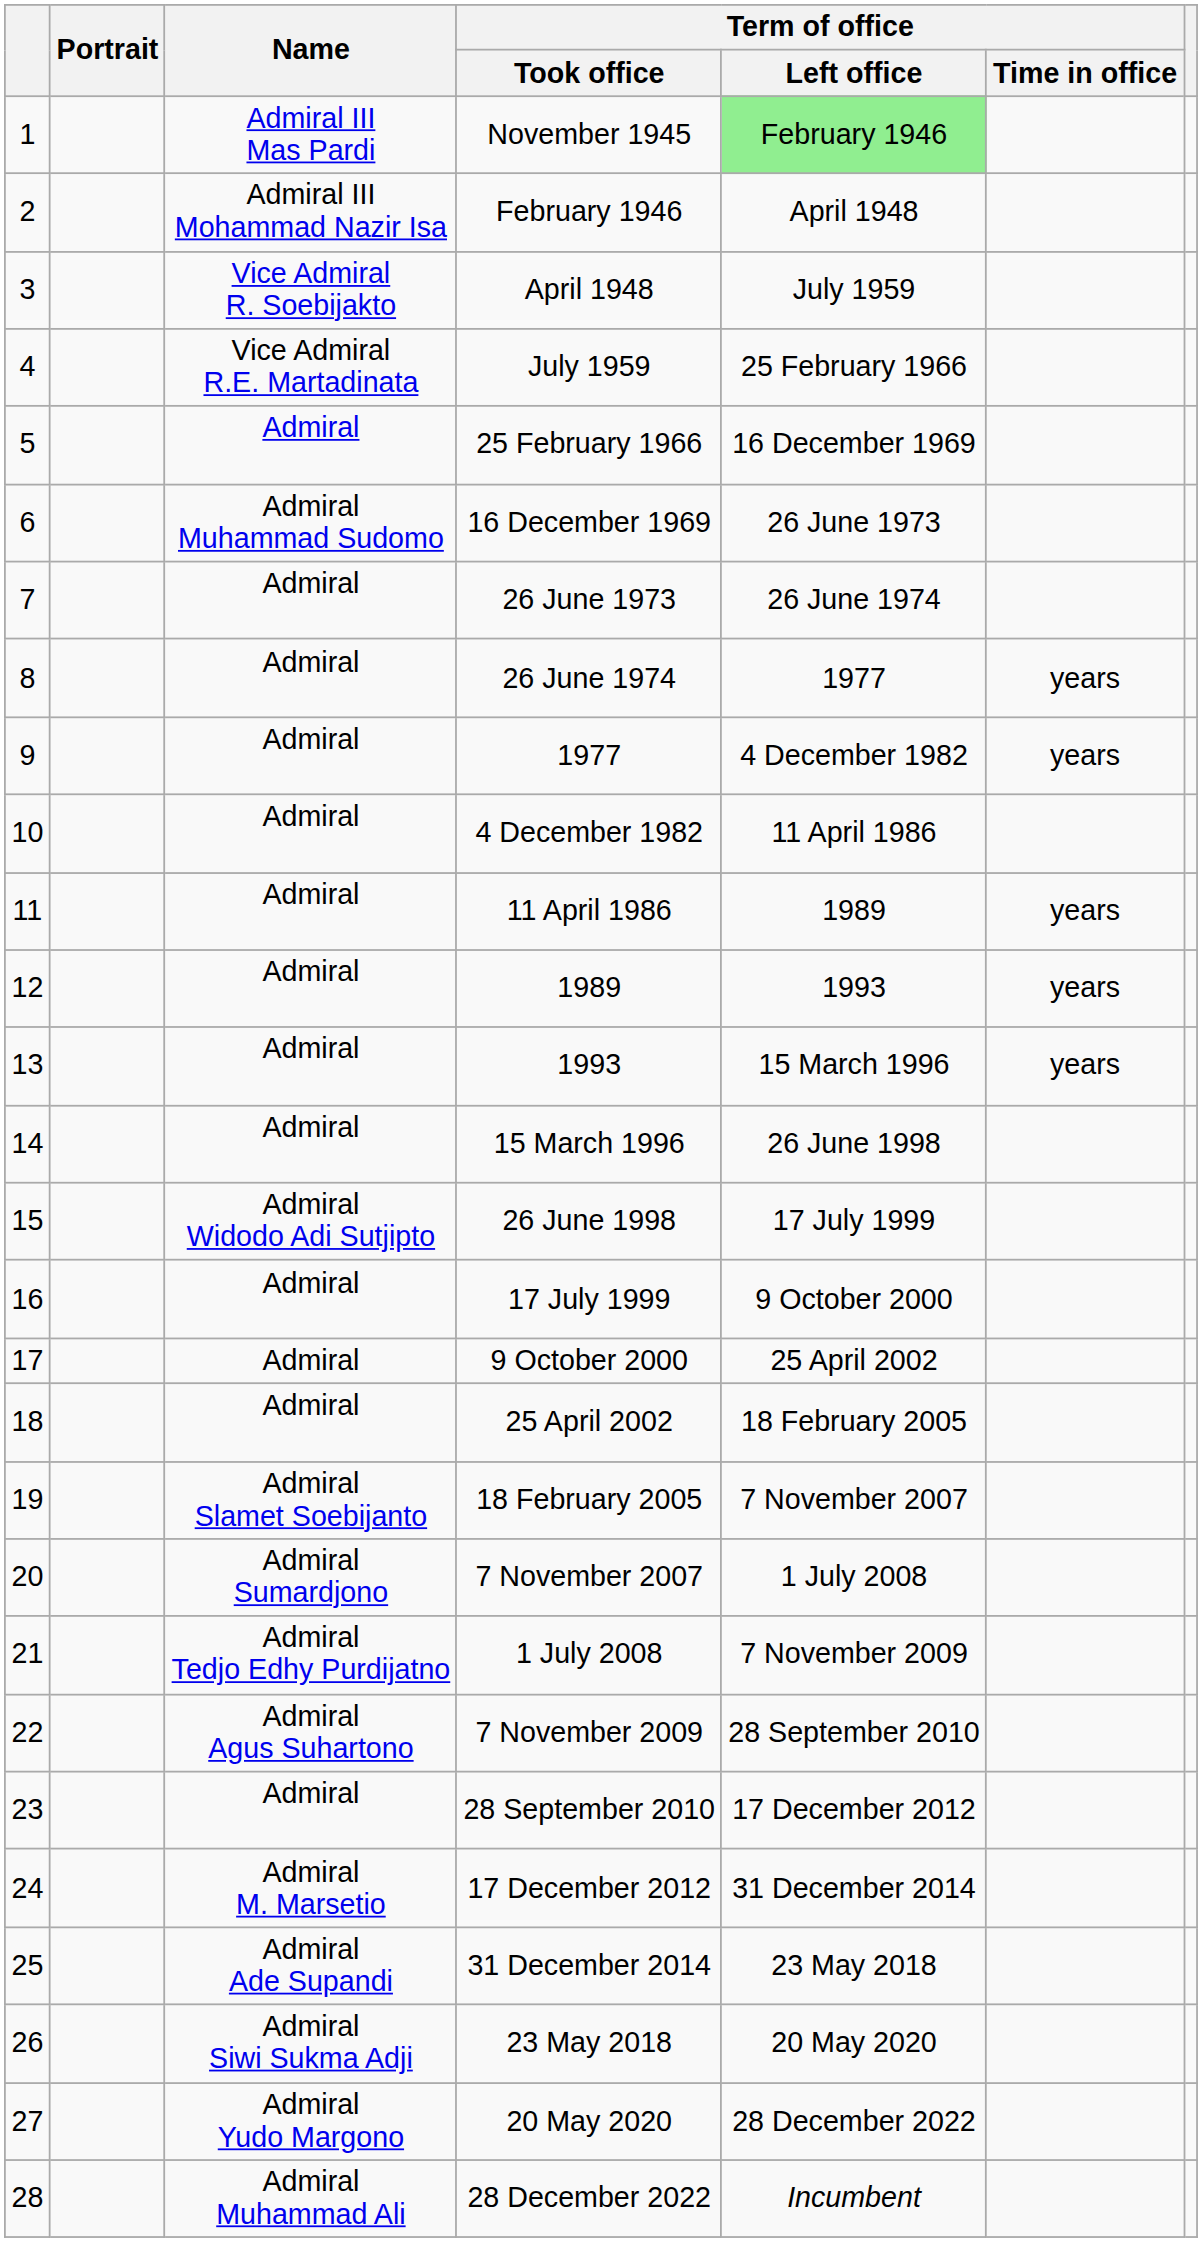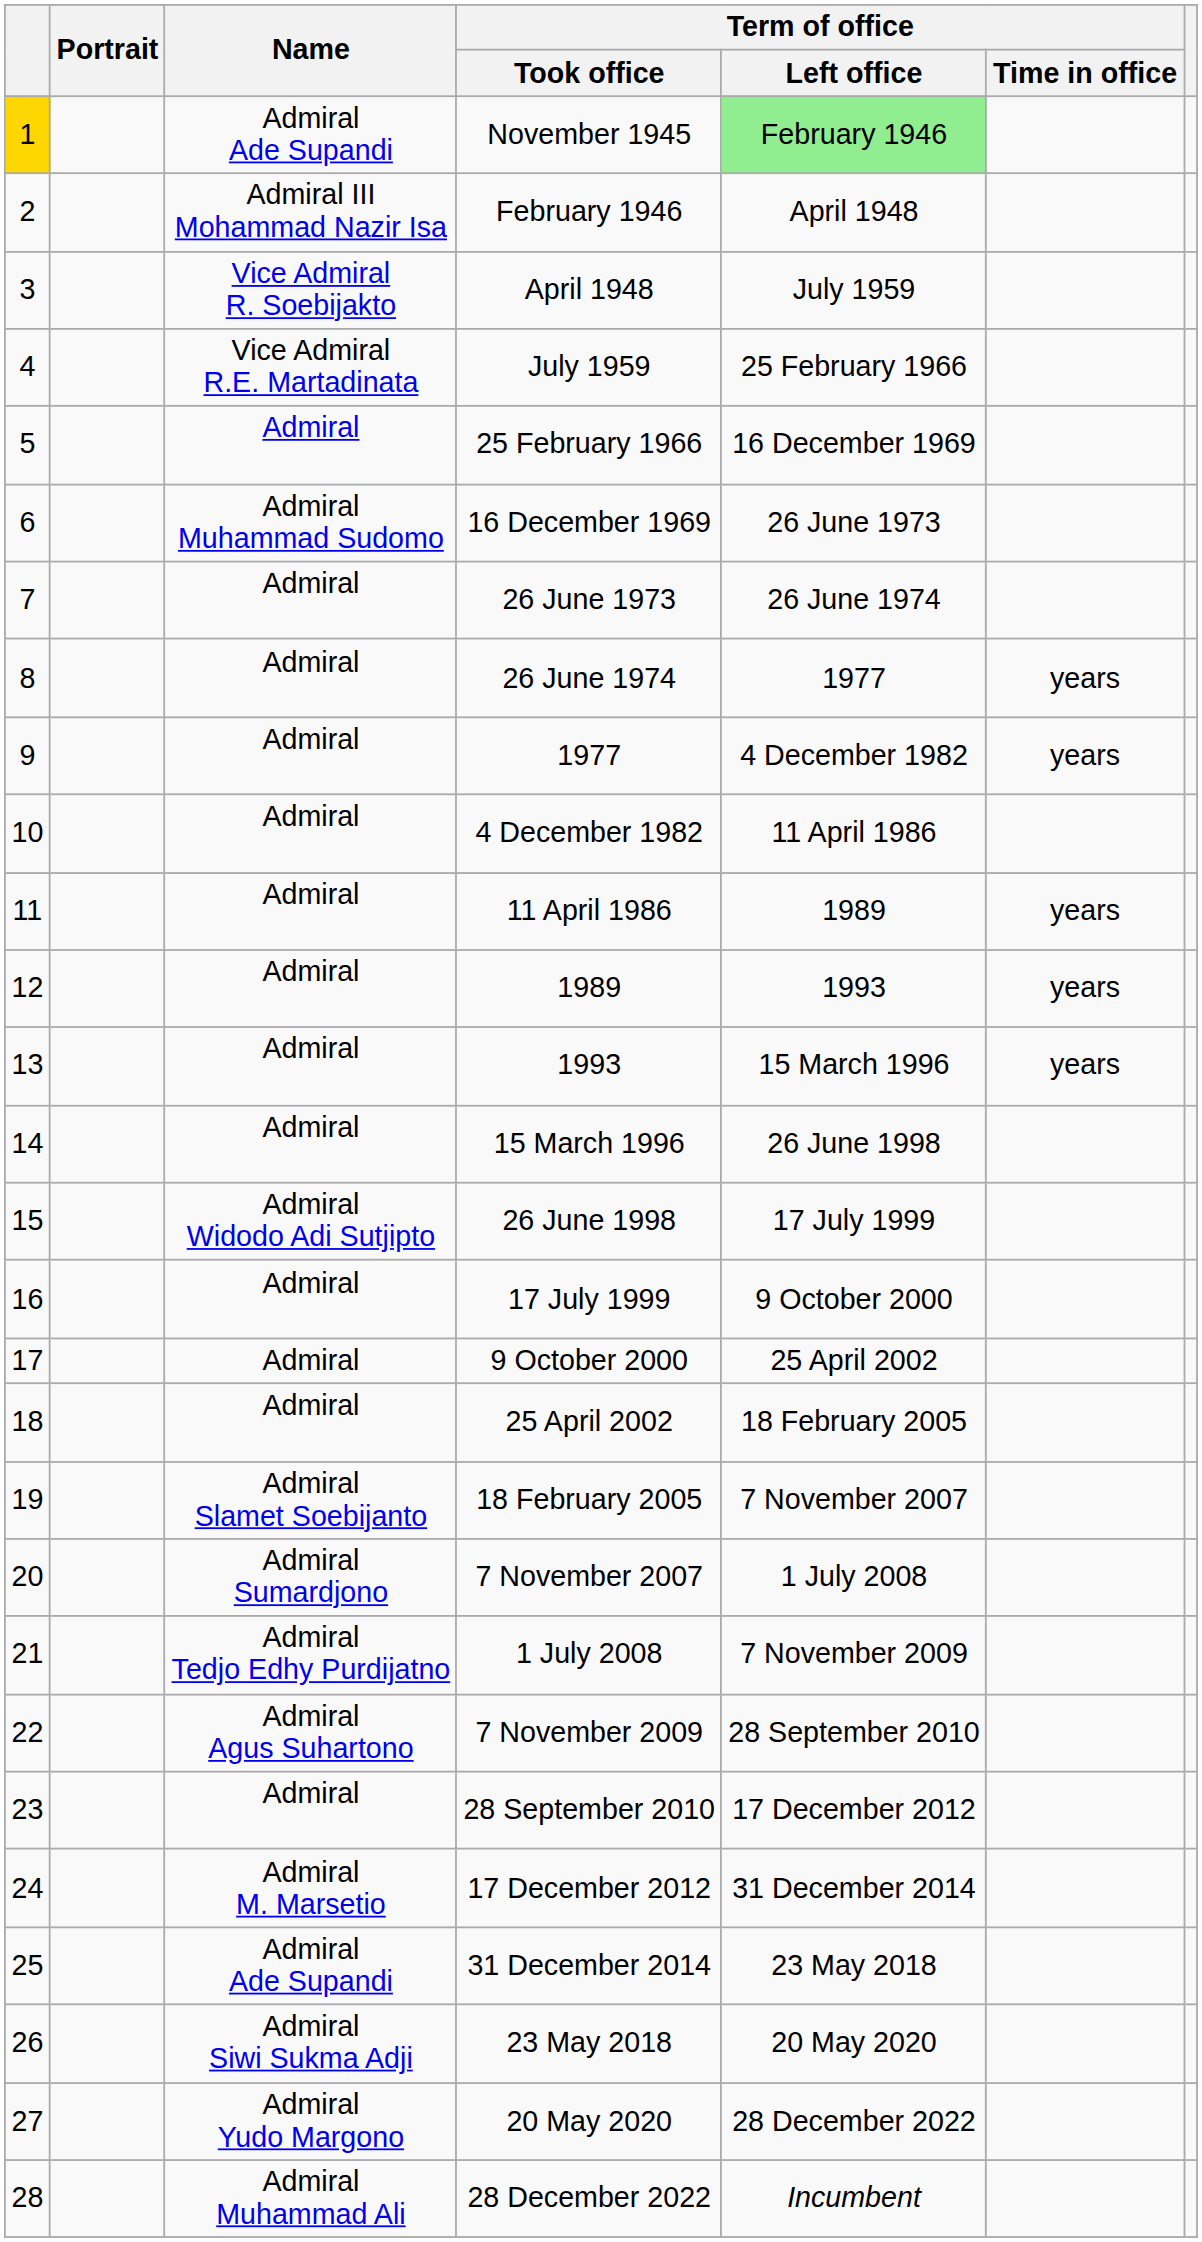(27, 134) no background -> (27, 134) gold background
(311, 134) Admiral III Mas Pardi -> (311, 134) Admiral Ade Supandi
